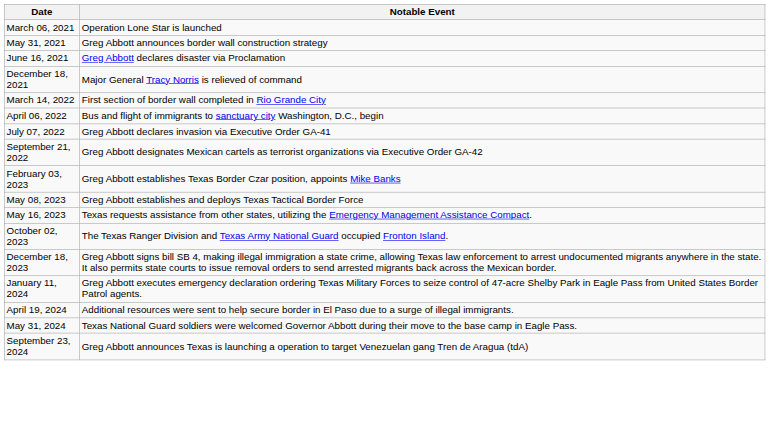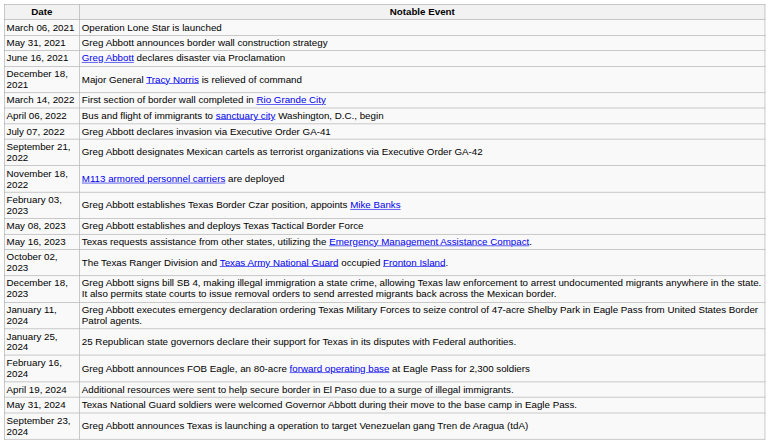+ row: (37, 178)
+ row: (32, 342)
+ row: (34, 368)
